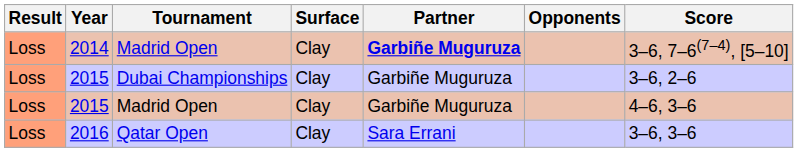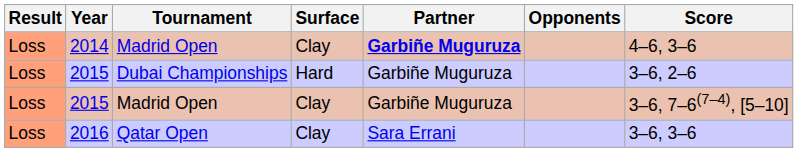(709, 48) 3–6, 7–6(7–4), [5–10] -> (663, 45) 4–6, 3–6
(313, 78) Clay -> (314, 73) Hard
(663, 106) 4–6, 3–6 -> (709, 103) 3–6, 7–6(7–4), [5–10]
